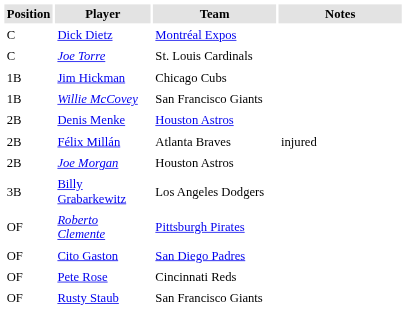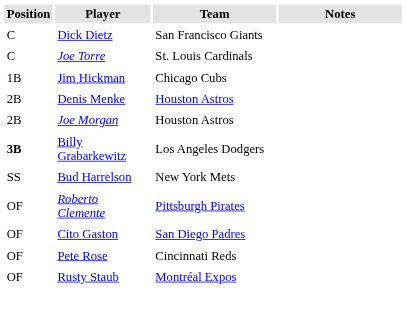(196, 35) Montréal Expos -> (209, 35) San Francisco Giants
- row: (98, 99)
- row: (89, 141)
(14, 191) normal -> (14, 149) bold
+ row: (94, 177)
(209, 298) San Francisco Giants -> (196, 277) Montréal Expos
